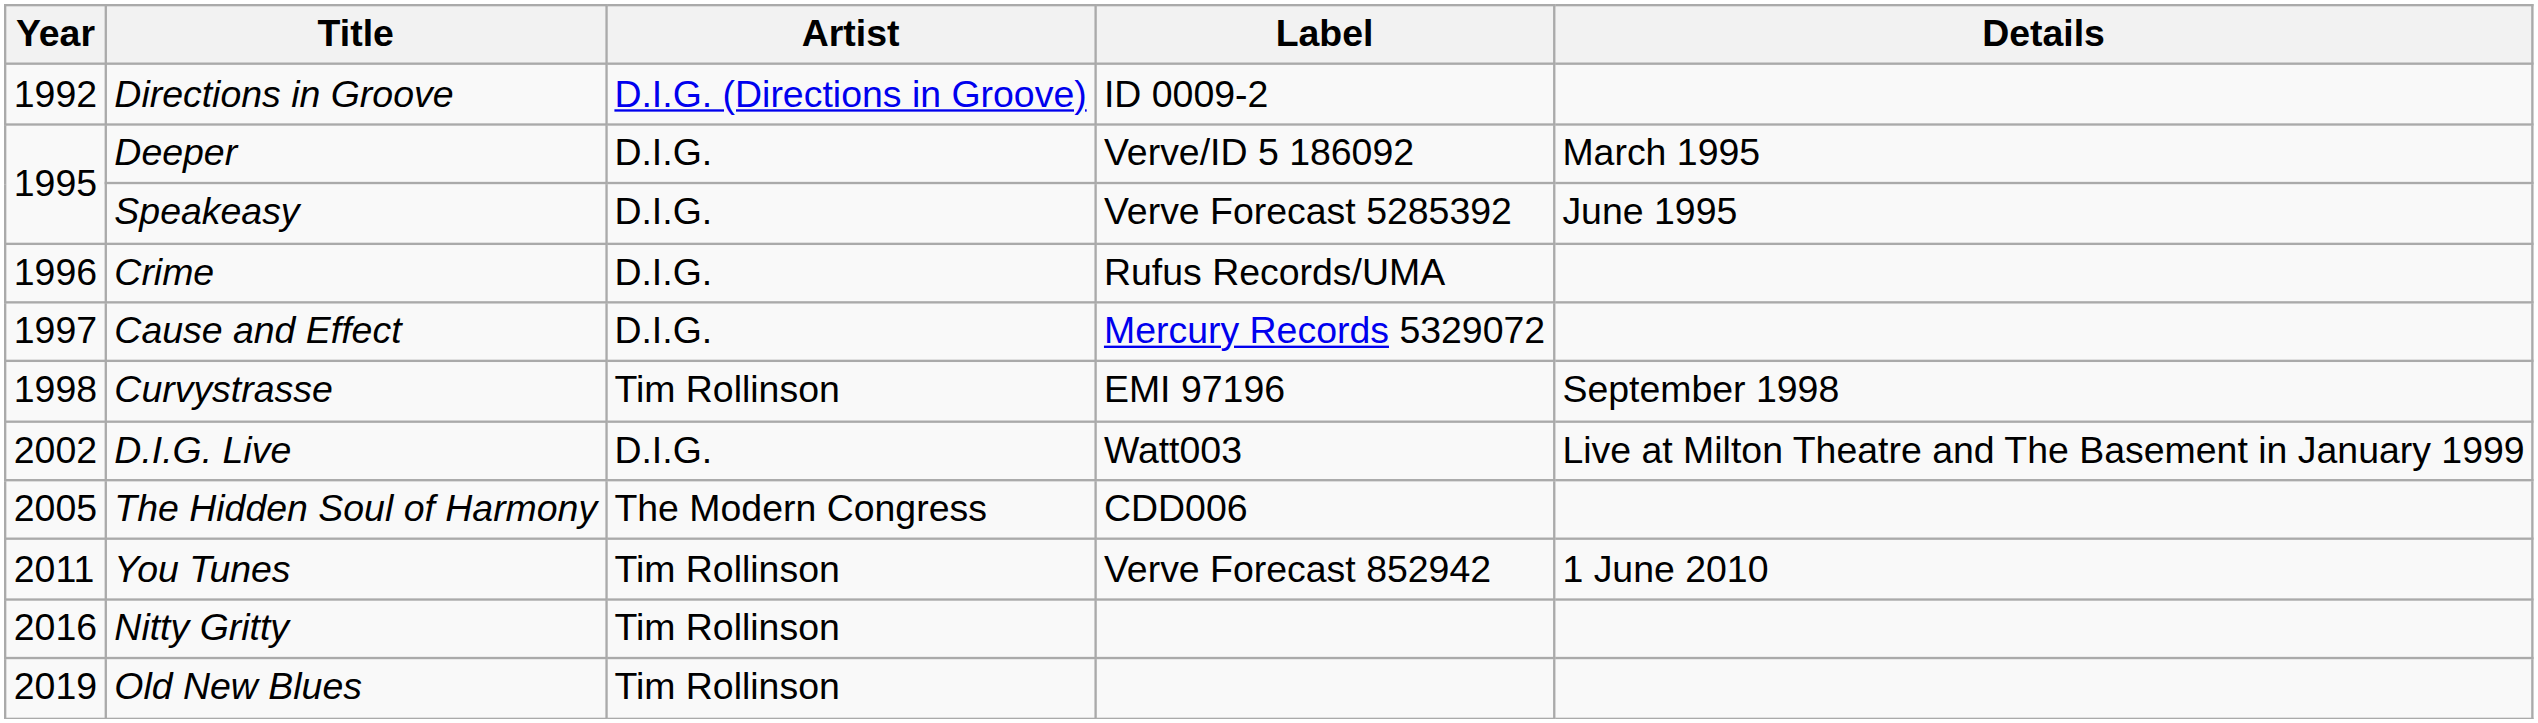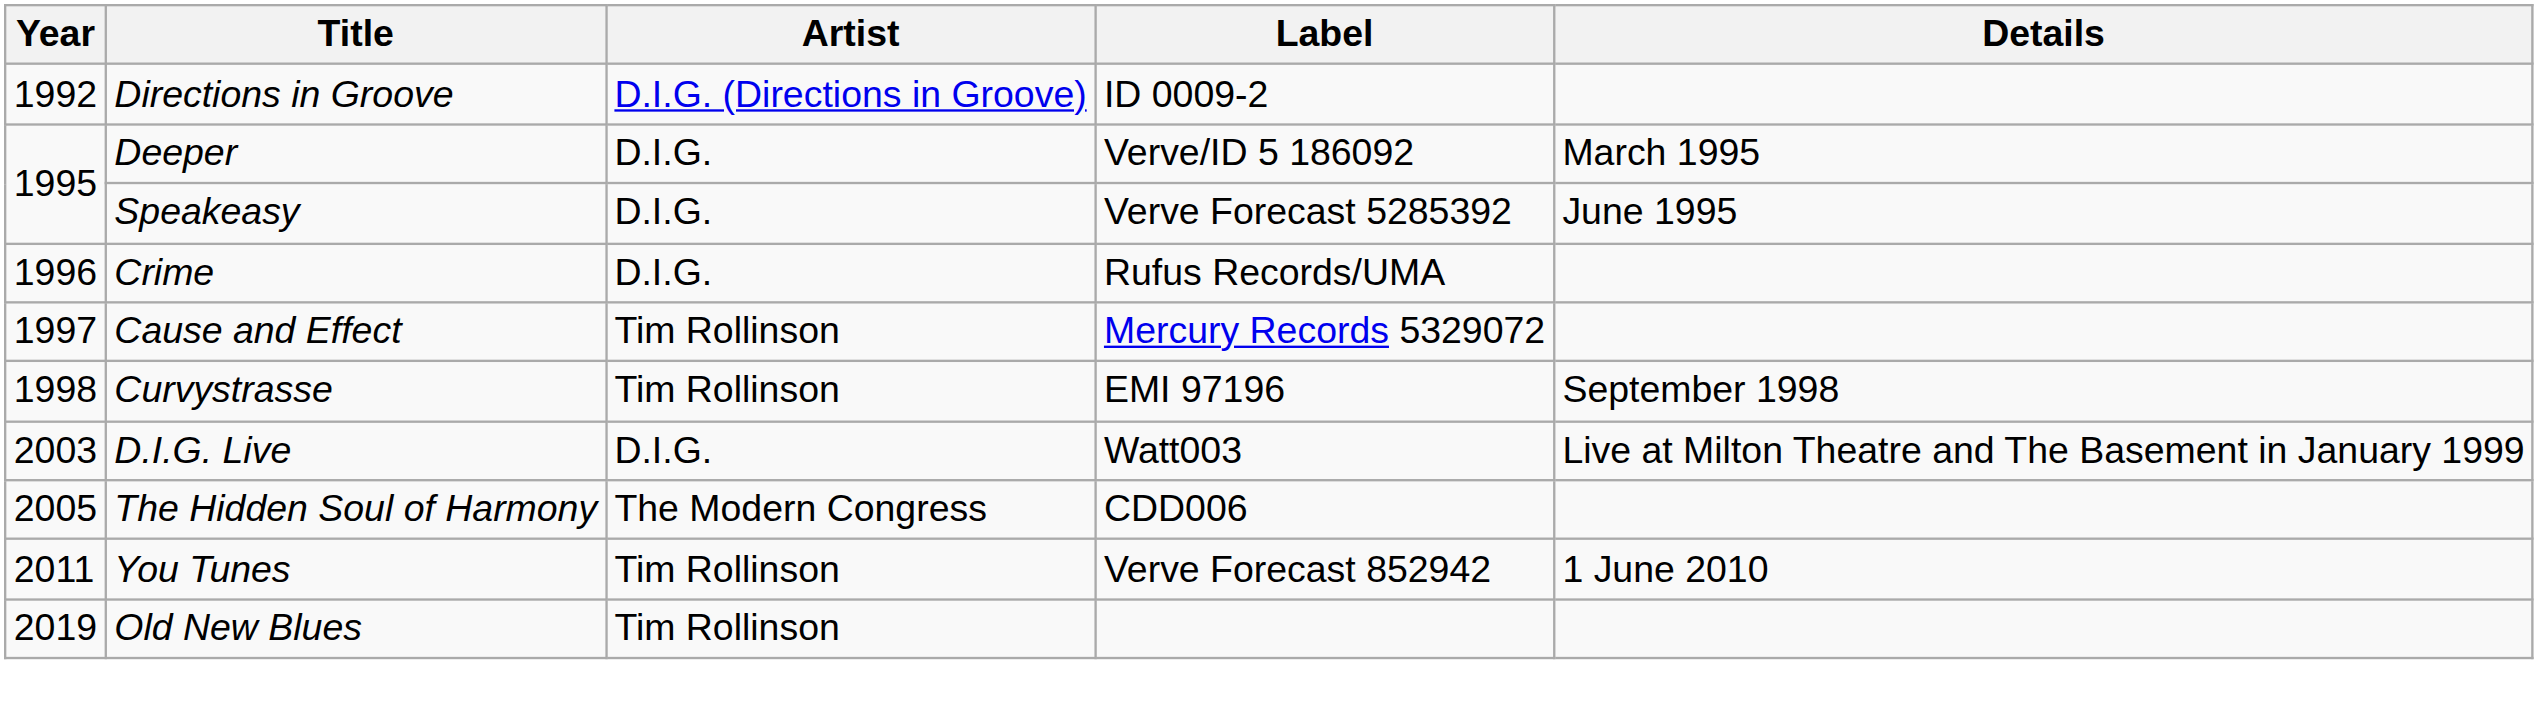(663, 331) D.I.G. -> (727, 331) Tim Rollinson
(55, 449) 2002 -> (55, 449) 2003
- row: (202, 627)
